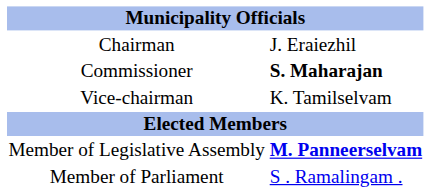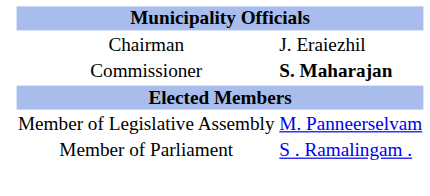- row: (137, 97)
(346, 150) bold -> (351, 123) normal
